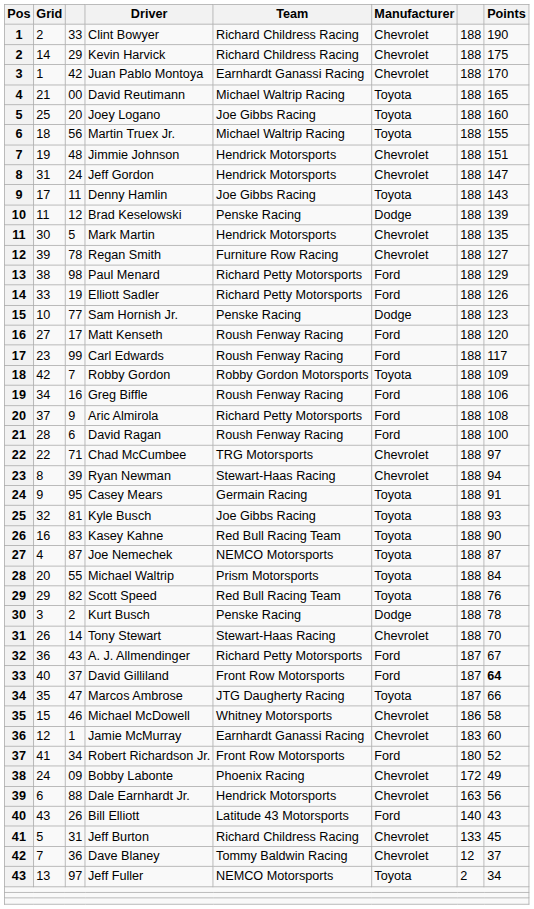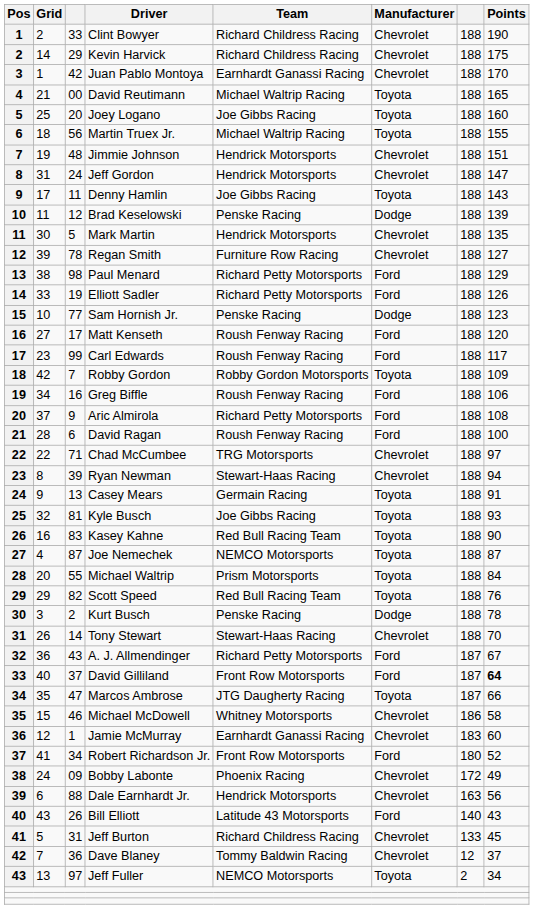(75, 495) 95 -> (75, 495) 13
